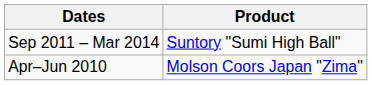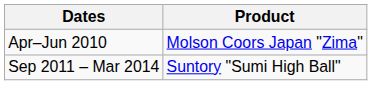rows swapped: (57, 67) <-> (84, 42)
